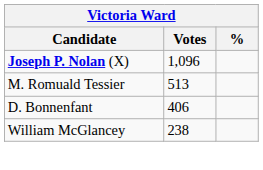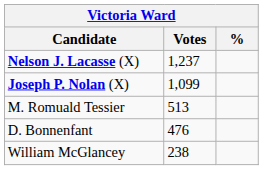+ row: (73, 61)
(184, 61) 1,096 -> (184, 84) 1,099
(178, 107) 406 -> (178, 130) 476
